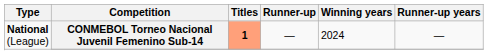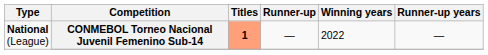(333, 35) 2024 -> (333, 35) 2022
